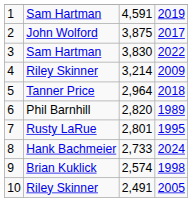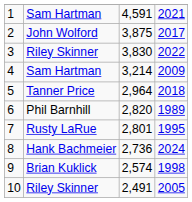(171, 14) 2019 -> (171, 14) 2021
(64, 52) Sam Hartman -> (62, 52) Riley Skinner
(62, 71) Riley Skinner -> (64, 71) Sam Hartman
(137, 149) 2,733 -> (137, 149) 2,736
